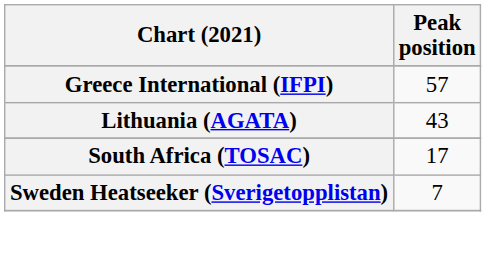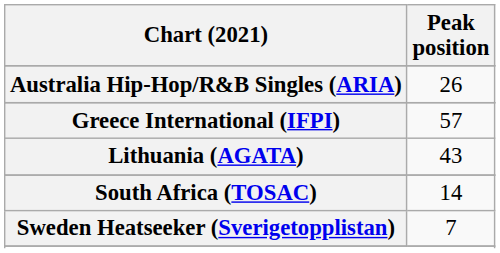+ row: (206, 84)
(437, 156) 17 -> (451, 192) 14
